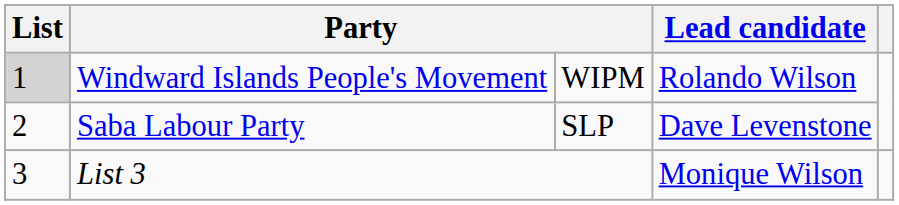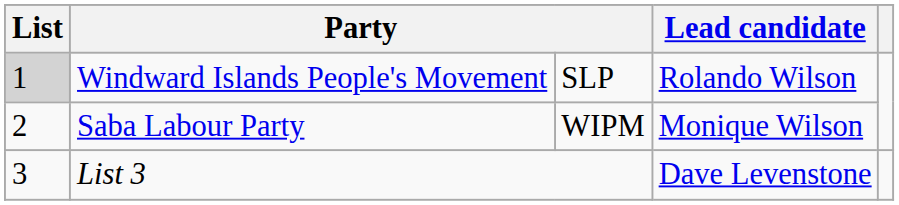(603, 77) WIPM -> (588, 77) SLP
(588, 125) SLP -> (603, 125) WIPM
(765, 125) Dave Levenstone -> (761, 125) Monique Wilson
(761, 174) Monique Wilson -> (765, 174) Dave Levenstone
